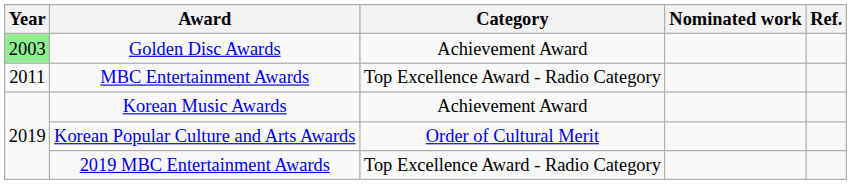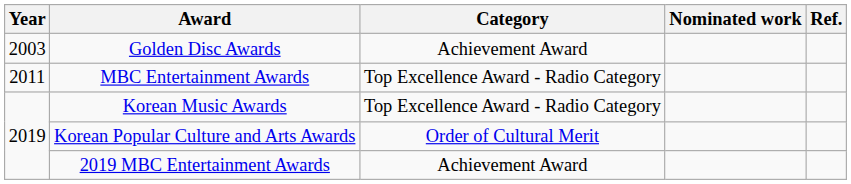(27, 48) lightgreen background -> (27, 48) no background
(512, 106) Achievement Award -> (512, 106) Top Excellence Award - Radio Category
(512, 164) Top Excellence Award - Radio Category -> (512, 164) Achievement Award
